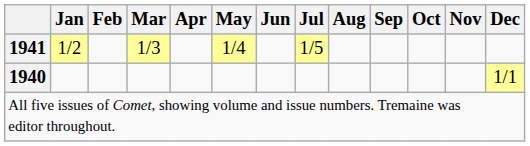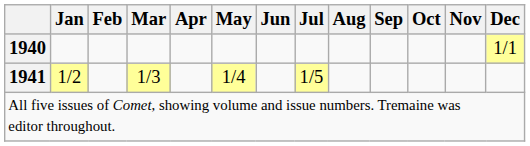rows swapped: (28, 77) <-> (28, 48)
